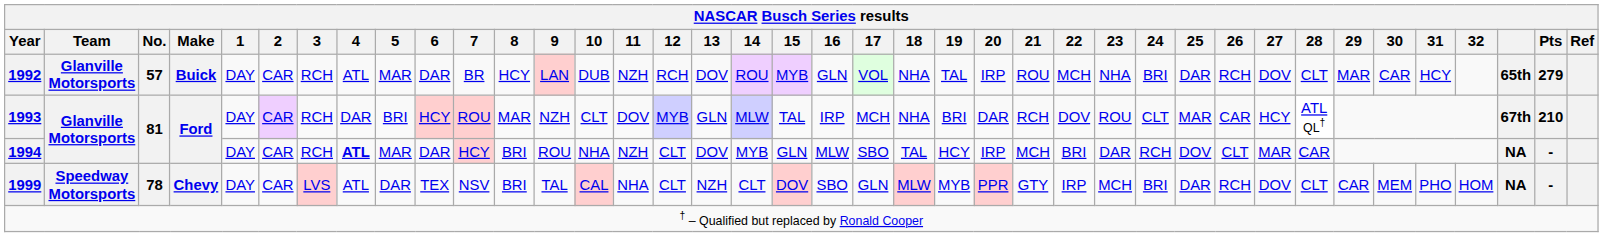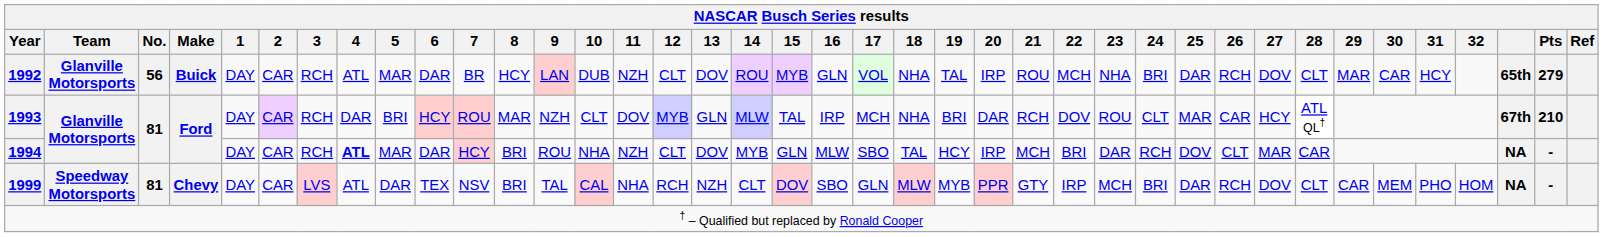(154, 75) 57 -> (154, 75) 56
(672, 75) RCH -> (672, 75) CLT
(154, 185) 78 -> (154, 185) 81
(672, 185) CLT -> (672, 185) RCH
